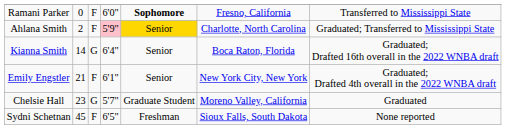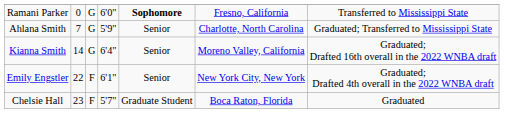(94, 12) F -> (92, 12) G
(81, 28) 2 -> (78, 28) 7
(94, 28) F -> (92, 28) G
(111, 28) pink background -> (108, 28) no background
(159, 28) gold background -> (157, 28) no background
(253, 50) Boca Raton, Florida -> (251, 50) Moreno Valley, California
(81, 78) 21 -> (78, 78) 22
(94, 100) G -> (92, 100) F
(253, 100) Moreno Valley, California -> (251, 100) Boca Raton, Florida
- row: (39, 116)
